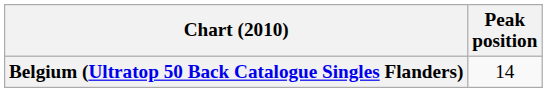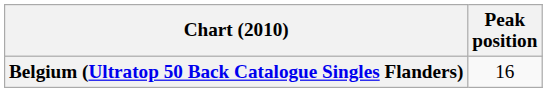(505, 71) 14 -> (505, 71) 16
